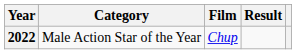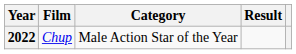columns swapped: (122, 15) <-> (223, 15)
